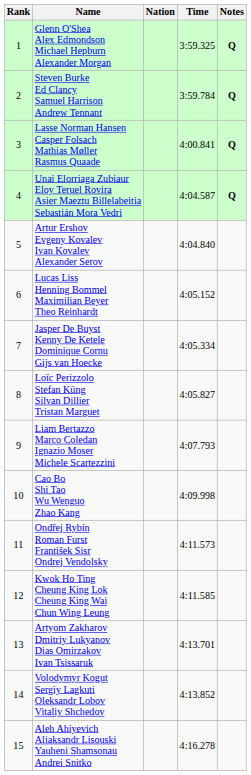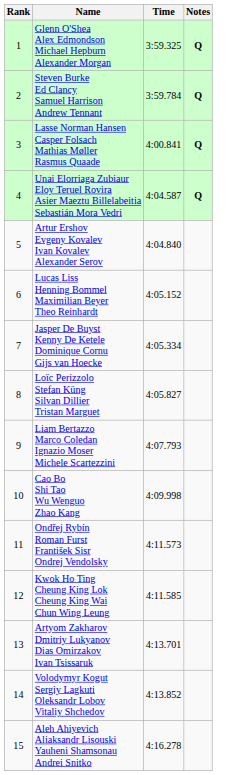- column: (160, 12)
